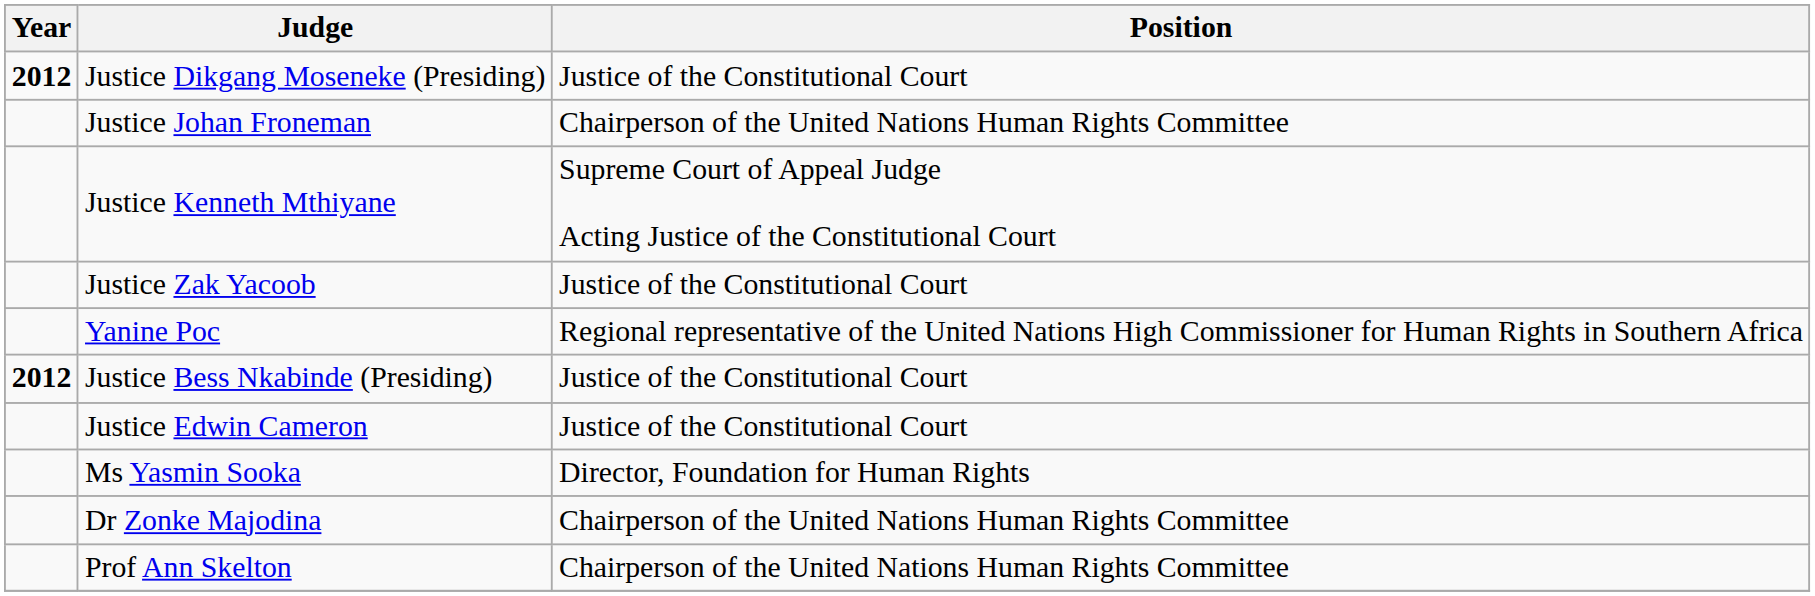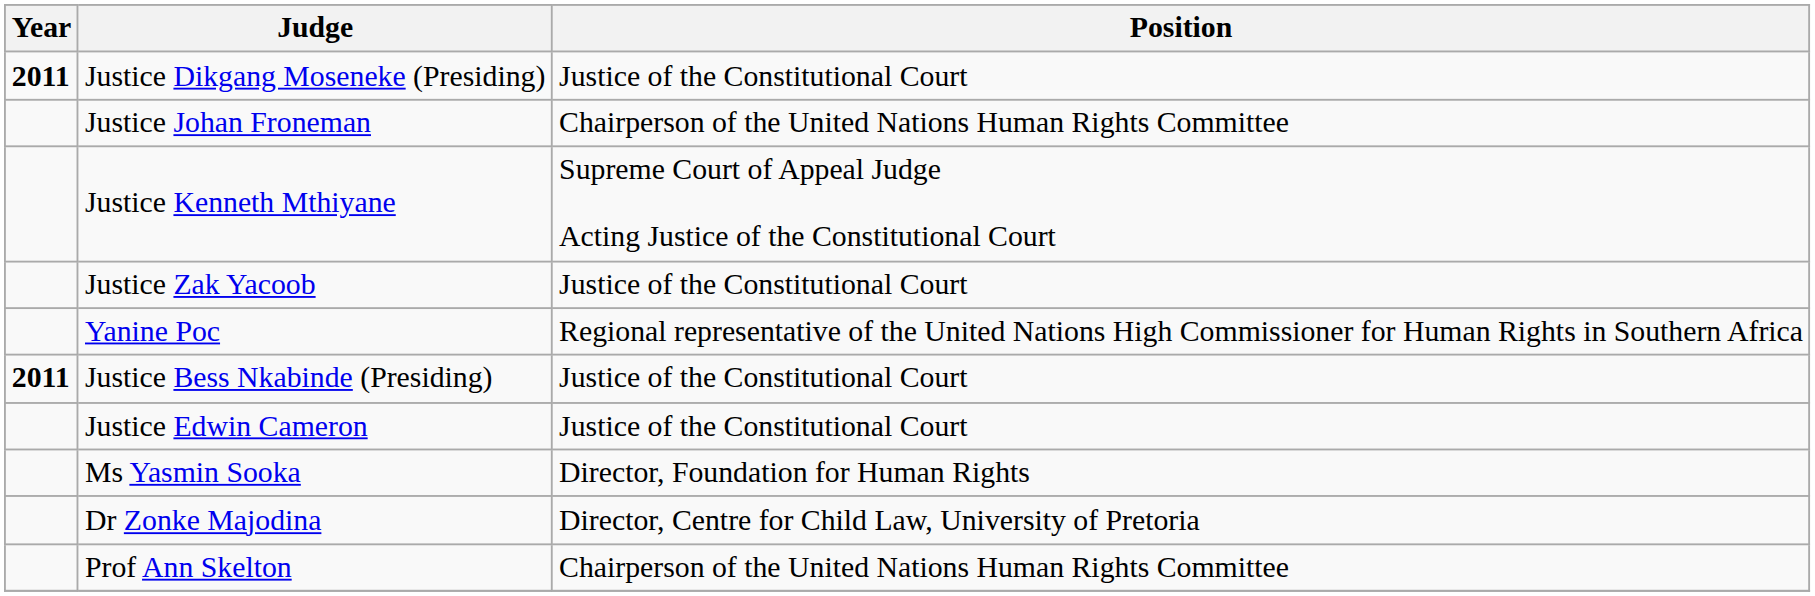(42, 75) 2012 -> (41, 75) 2011
(42, 378) 2012 -> (41, 378) 2011
(924, 519) Chairperson of the United Nations Human Rights Committee -> (879, 519) Director, Centre for Child Law, University of Pretoria
